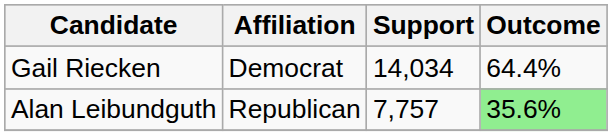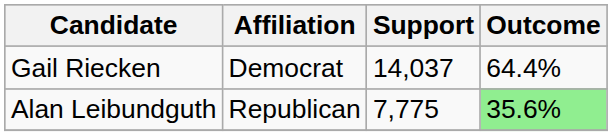(413, 67) 14,034 -> (413, 67) 14,037
(406, 109) 7,757 -> (406, 109) 7,775
